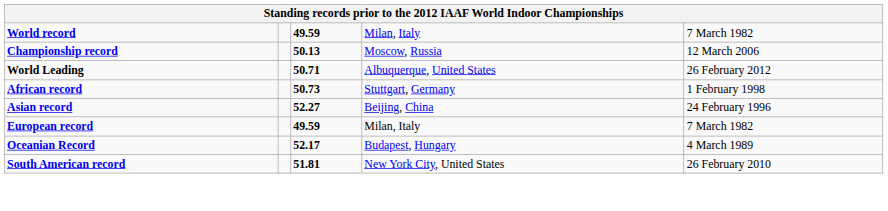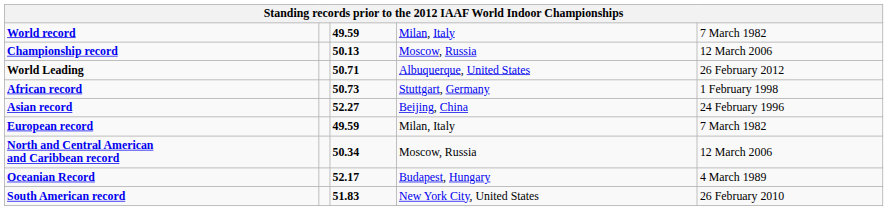+ row: (80, 151)
(307, 164) 51.81 -> (346, 196) 51.83
